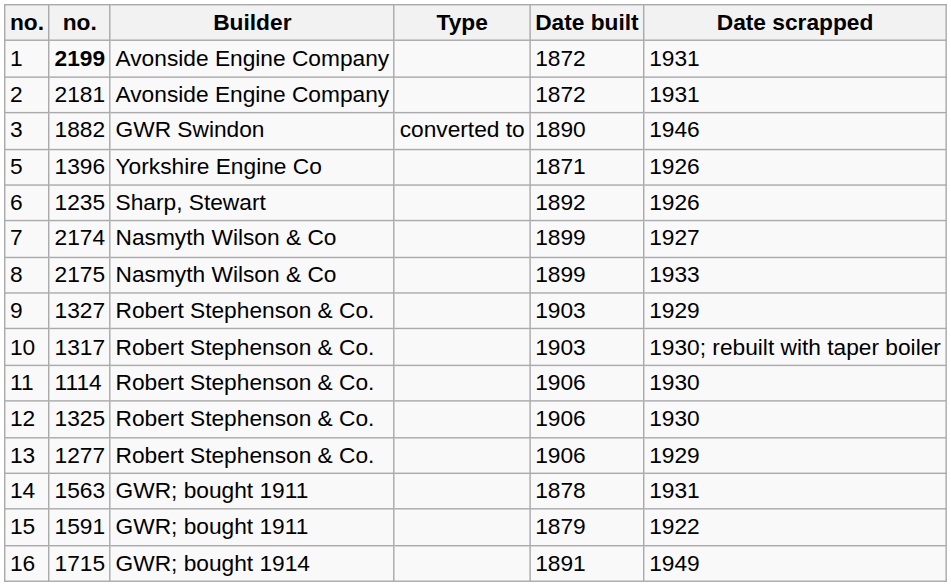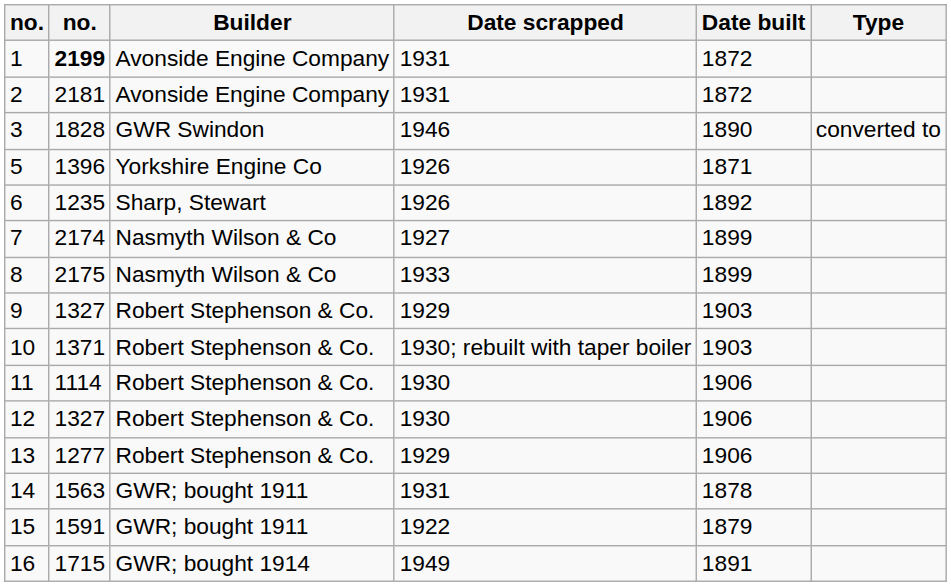columns swapped: (462, 22) <-> (795, 22)
(80, 130) 1882 -> (80, 130) 1828
(80, 346) 1317 -> (80, 346) 1371
(80, 418) 1325 -> (80, 418) 1327
